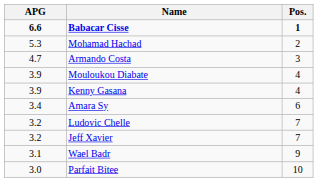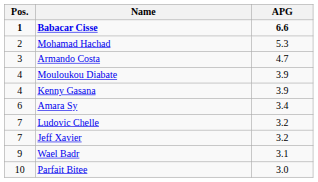columns swapped: (298, 12) <-> (35, 12)
